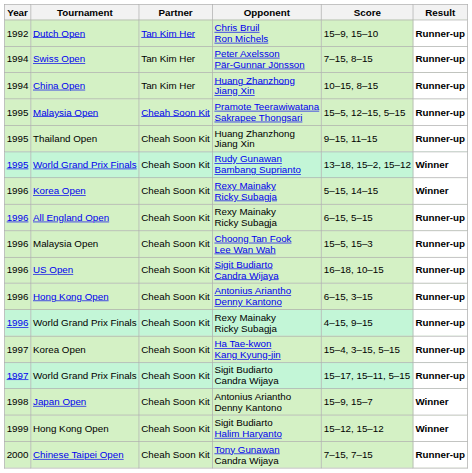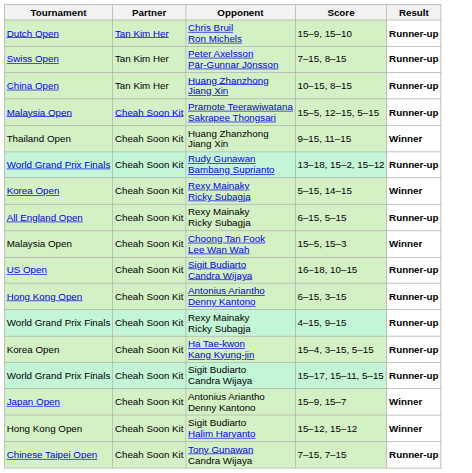- column: (18, 12)
(440, 139) Runner-up -> (406, 139) Winner
(432, 165) Winner -> (414, 165) Runner-up
(440, 244) Runner-up -> (406, 244) Winner
